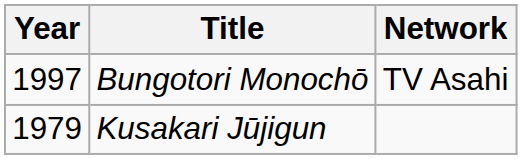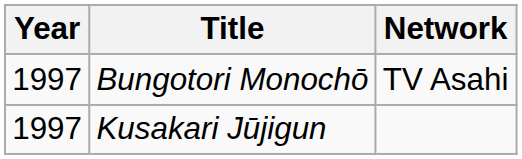(47, 128) 1979 -> (47, 128) 1997
